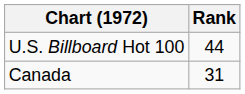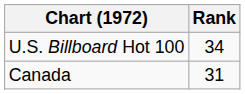(214, 46) 44 -> (214, 46) 34
